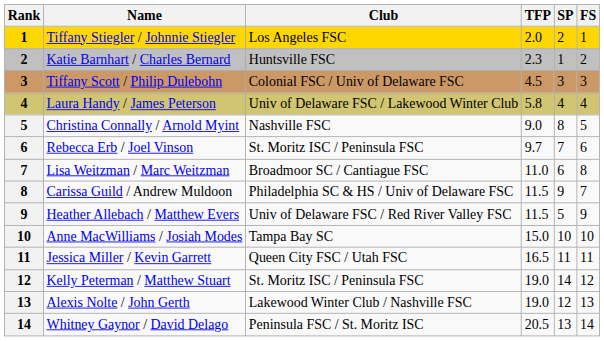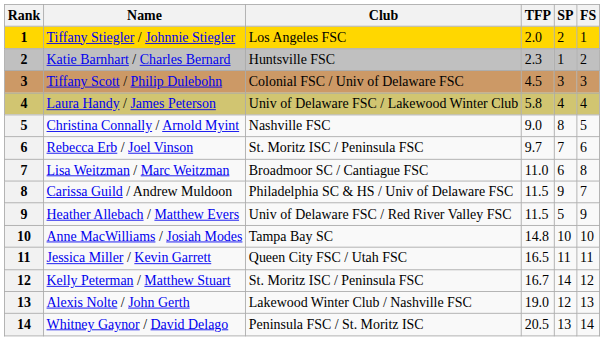(537, 236) 15.0 -> (537, 236) 14.8
(537, 280) 19.0 -> (537, 280) 16.7
